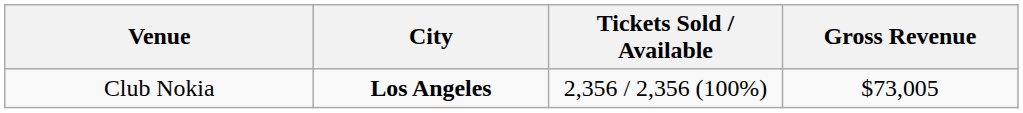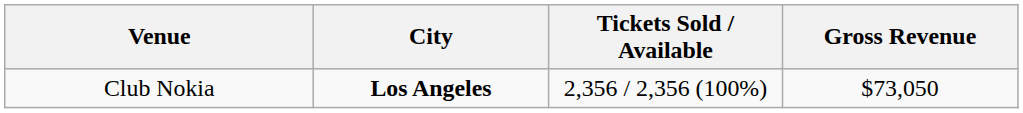(900, 88) $73,005 -> (900, 88) $73,050
